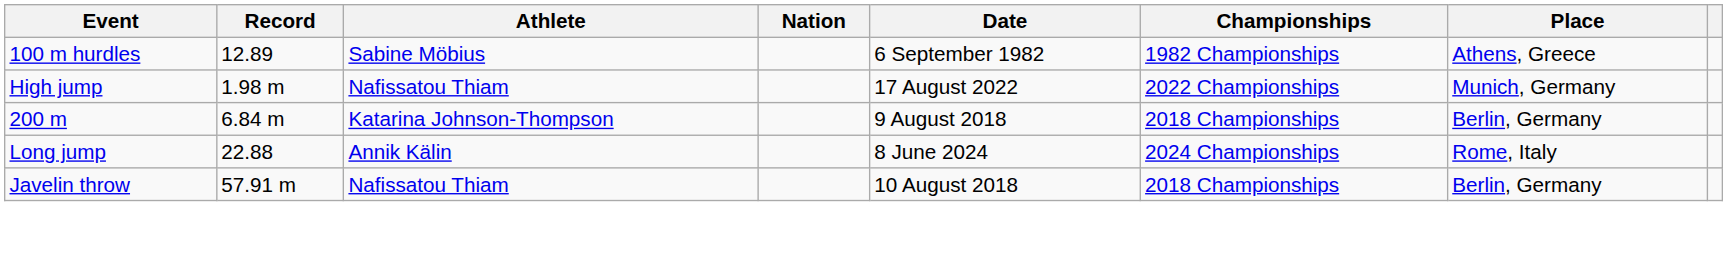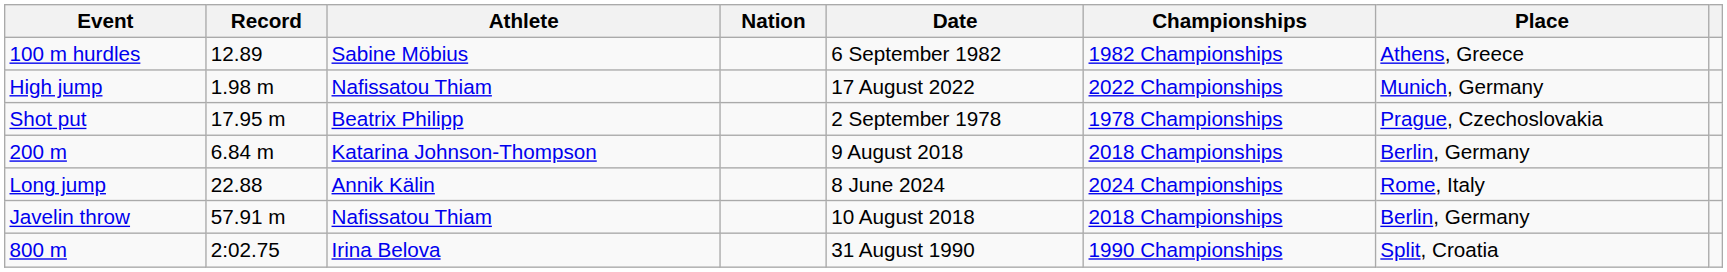+ row: (48, 119)
+ row: (38, 250)
